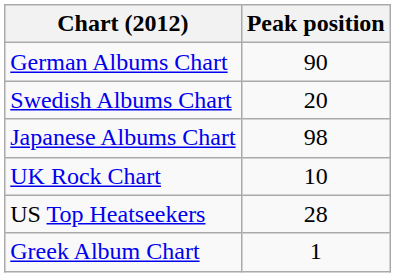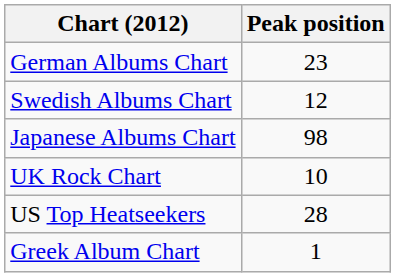(316, 61) 90 -> (316, 61) 23
(316, 99) 20 -> (316, 99) 12
